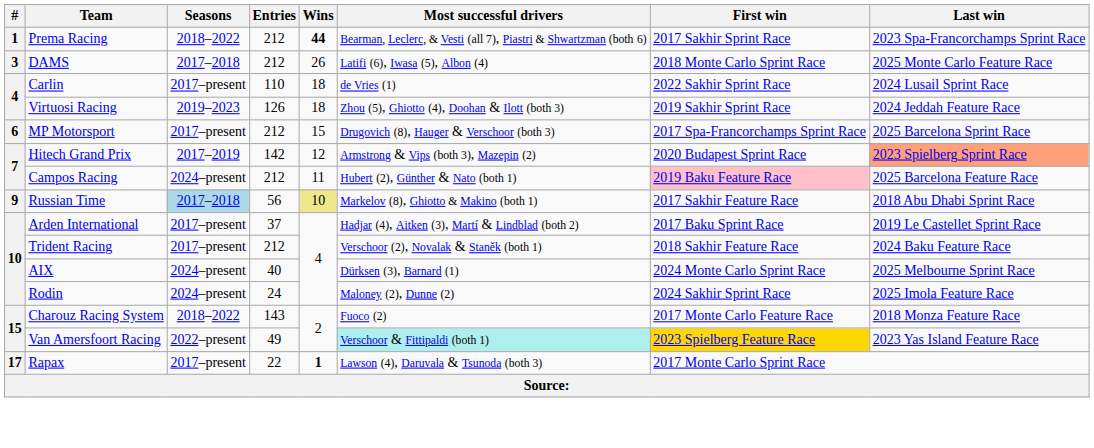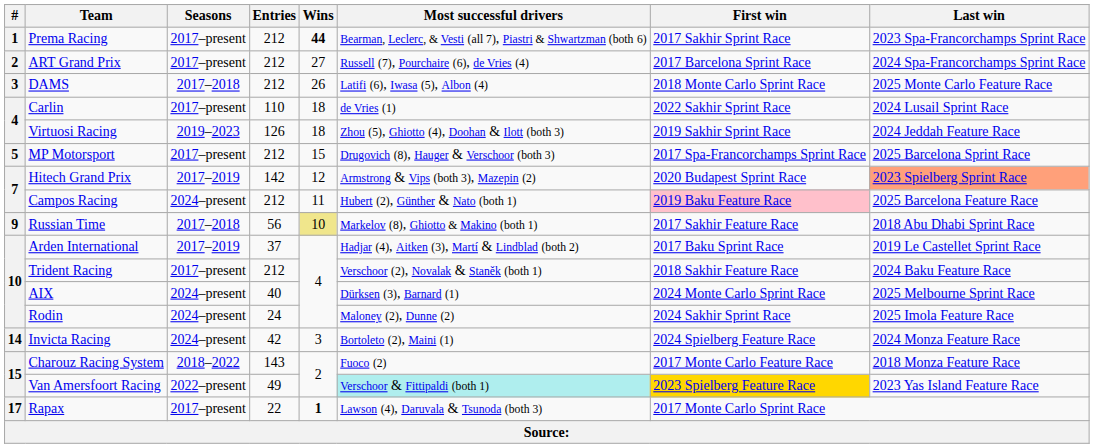(208, 38) 2018–2022 -> (208, 38) 2017–present
+ row: (75, 61)
(15, 131) 6 -> (15, 154) 5
(208, 200) lightblue background -> (208, 223) no background
(208, 223) 2017–present -> (208, 246) 2017–2019
+ row: (69, 339)
